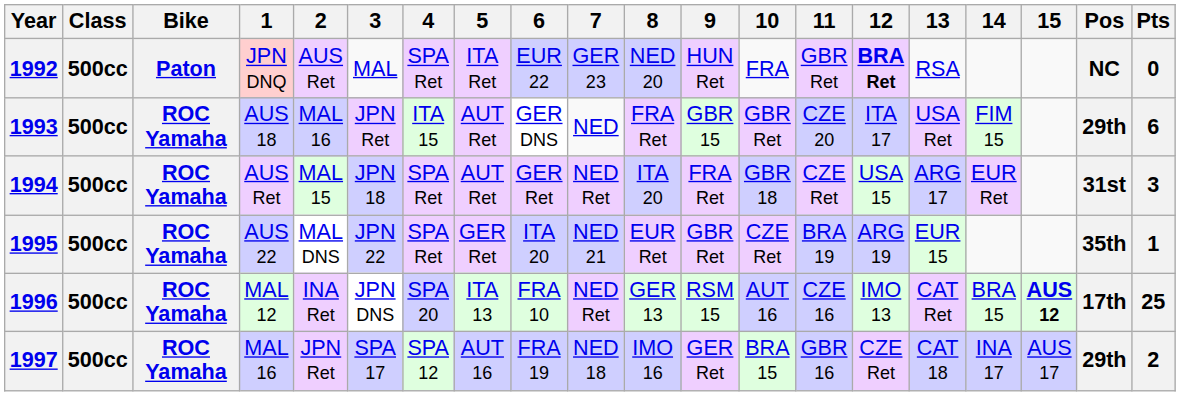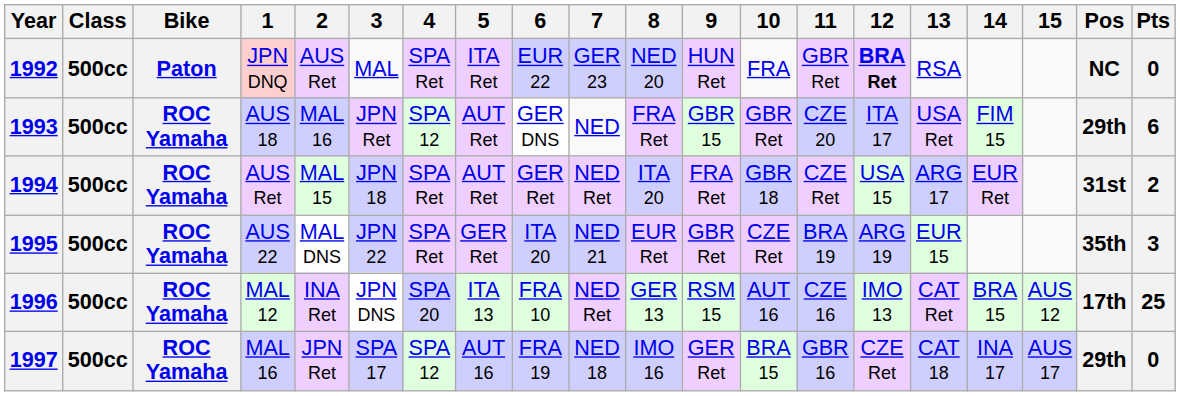(428, 126) ITA 15 -> (429, 126) SPA 12
(1153, 185) 3 -> (1153, 185) 2
(1153, 243) 1 -> (1153, 243) 3
(1049, 302) bold -> (1050, 302) normal
(1153, 360) 2 -> (1153, 360) 0
